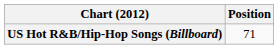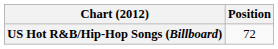(249, 34) 71 -> (249, 34) 72
